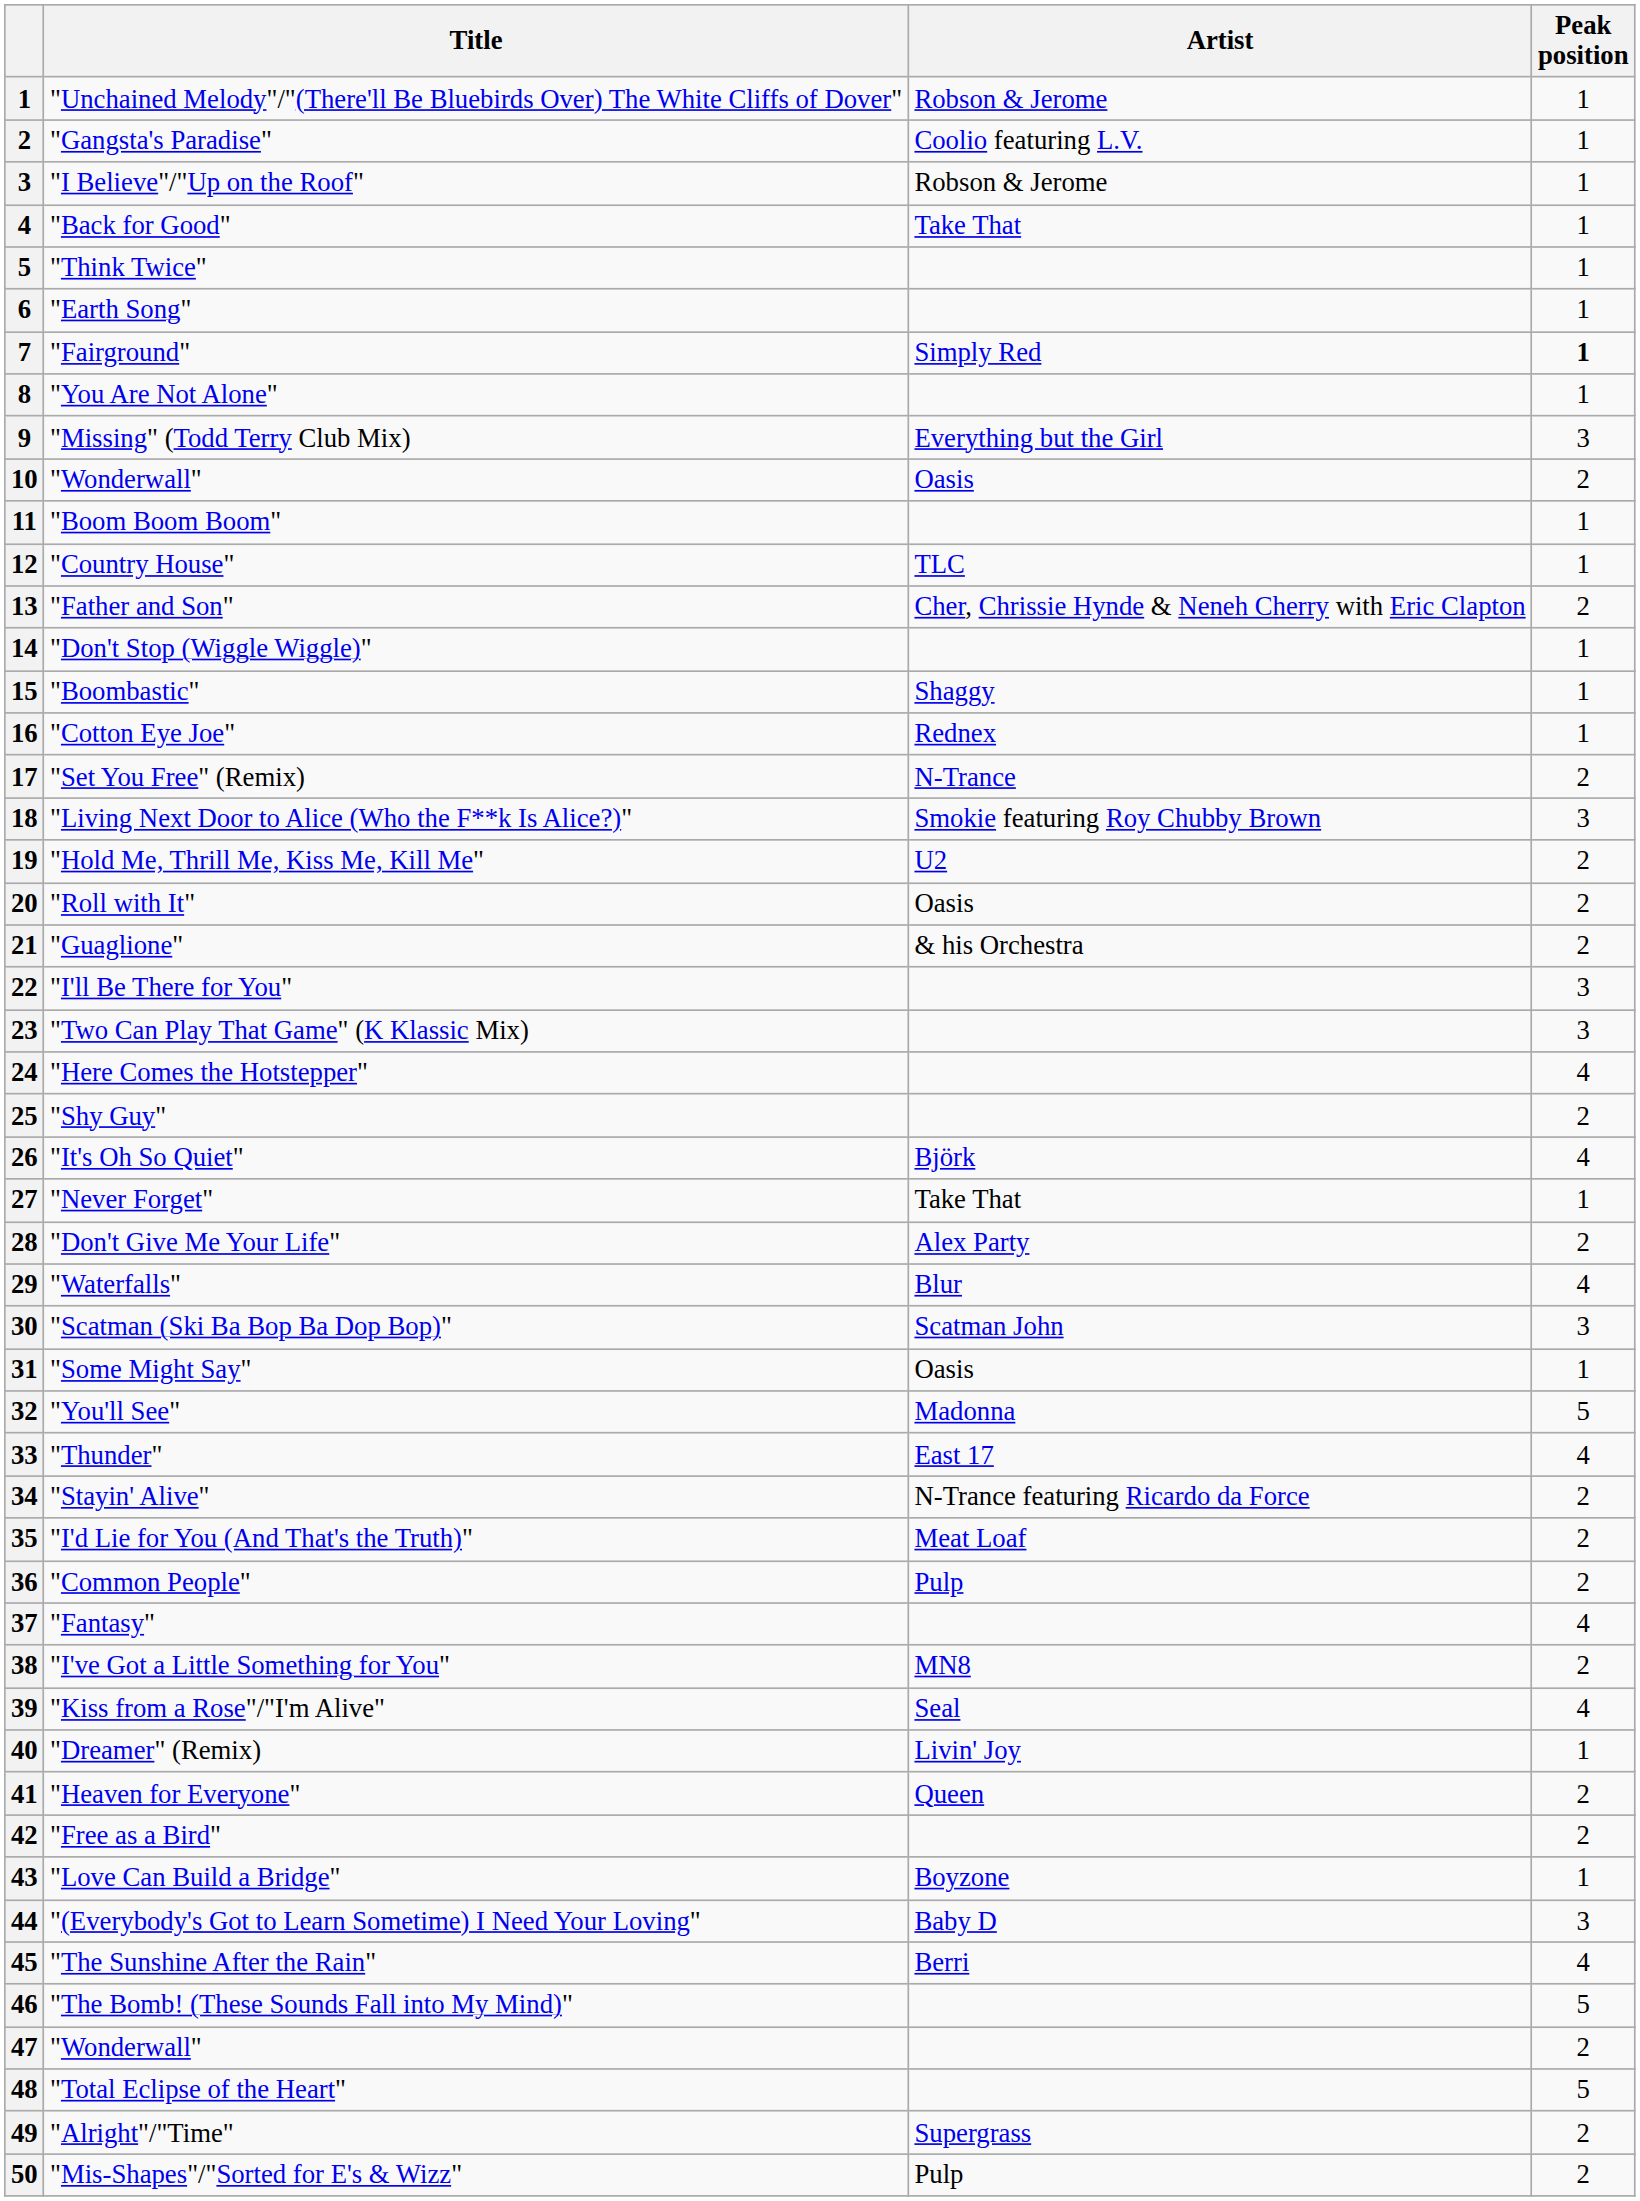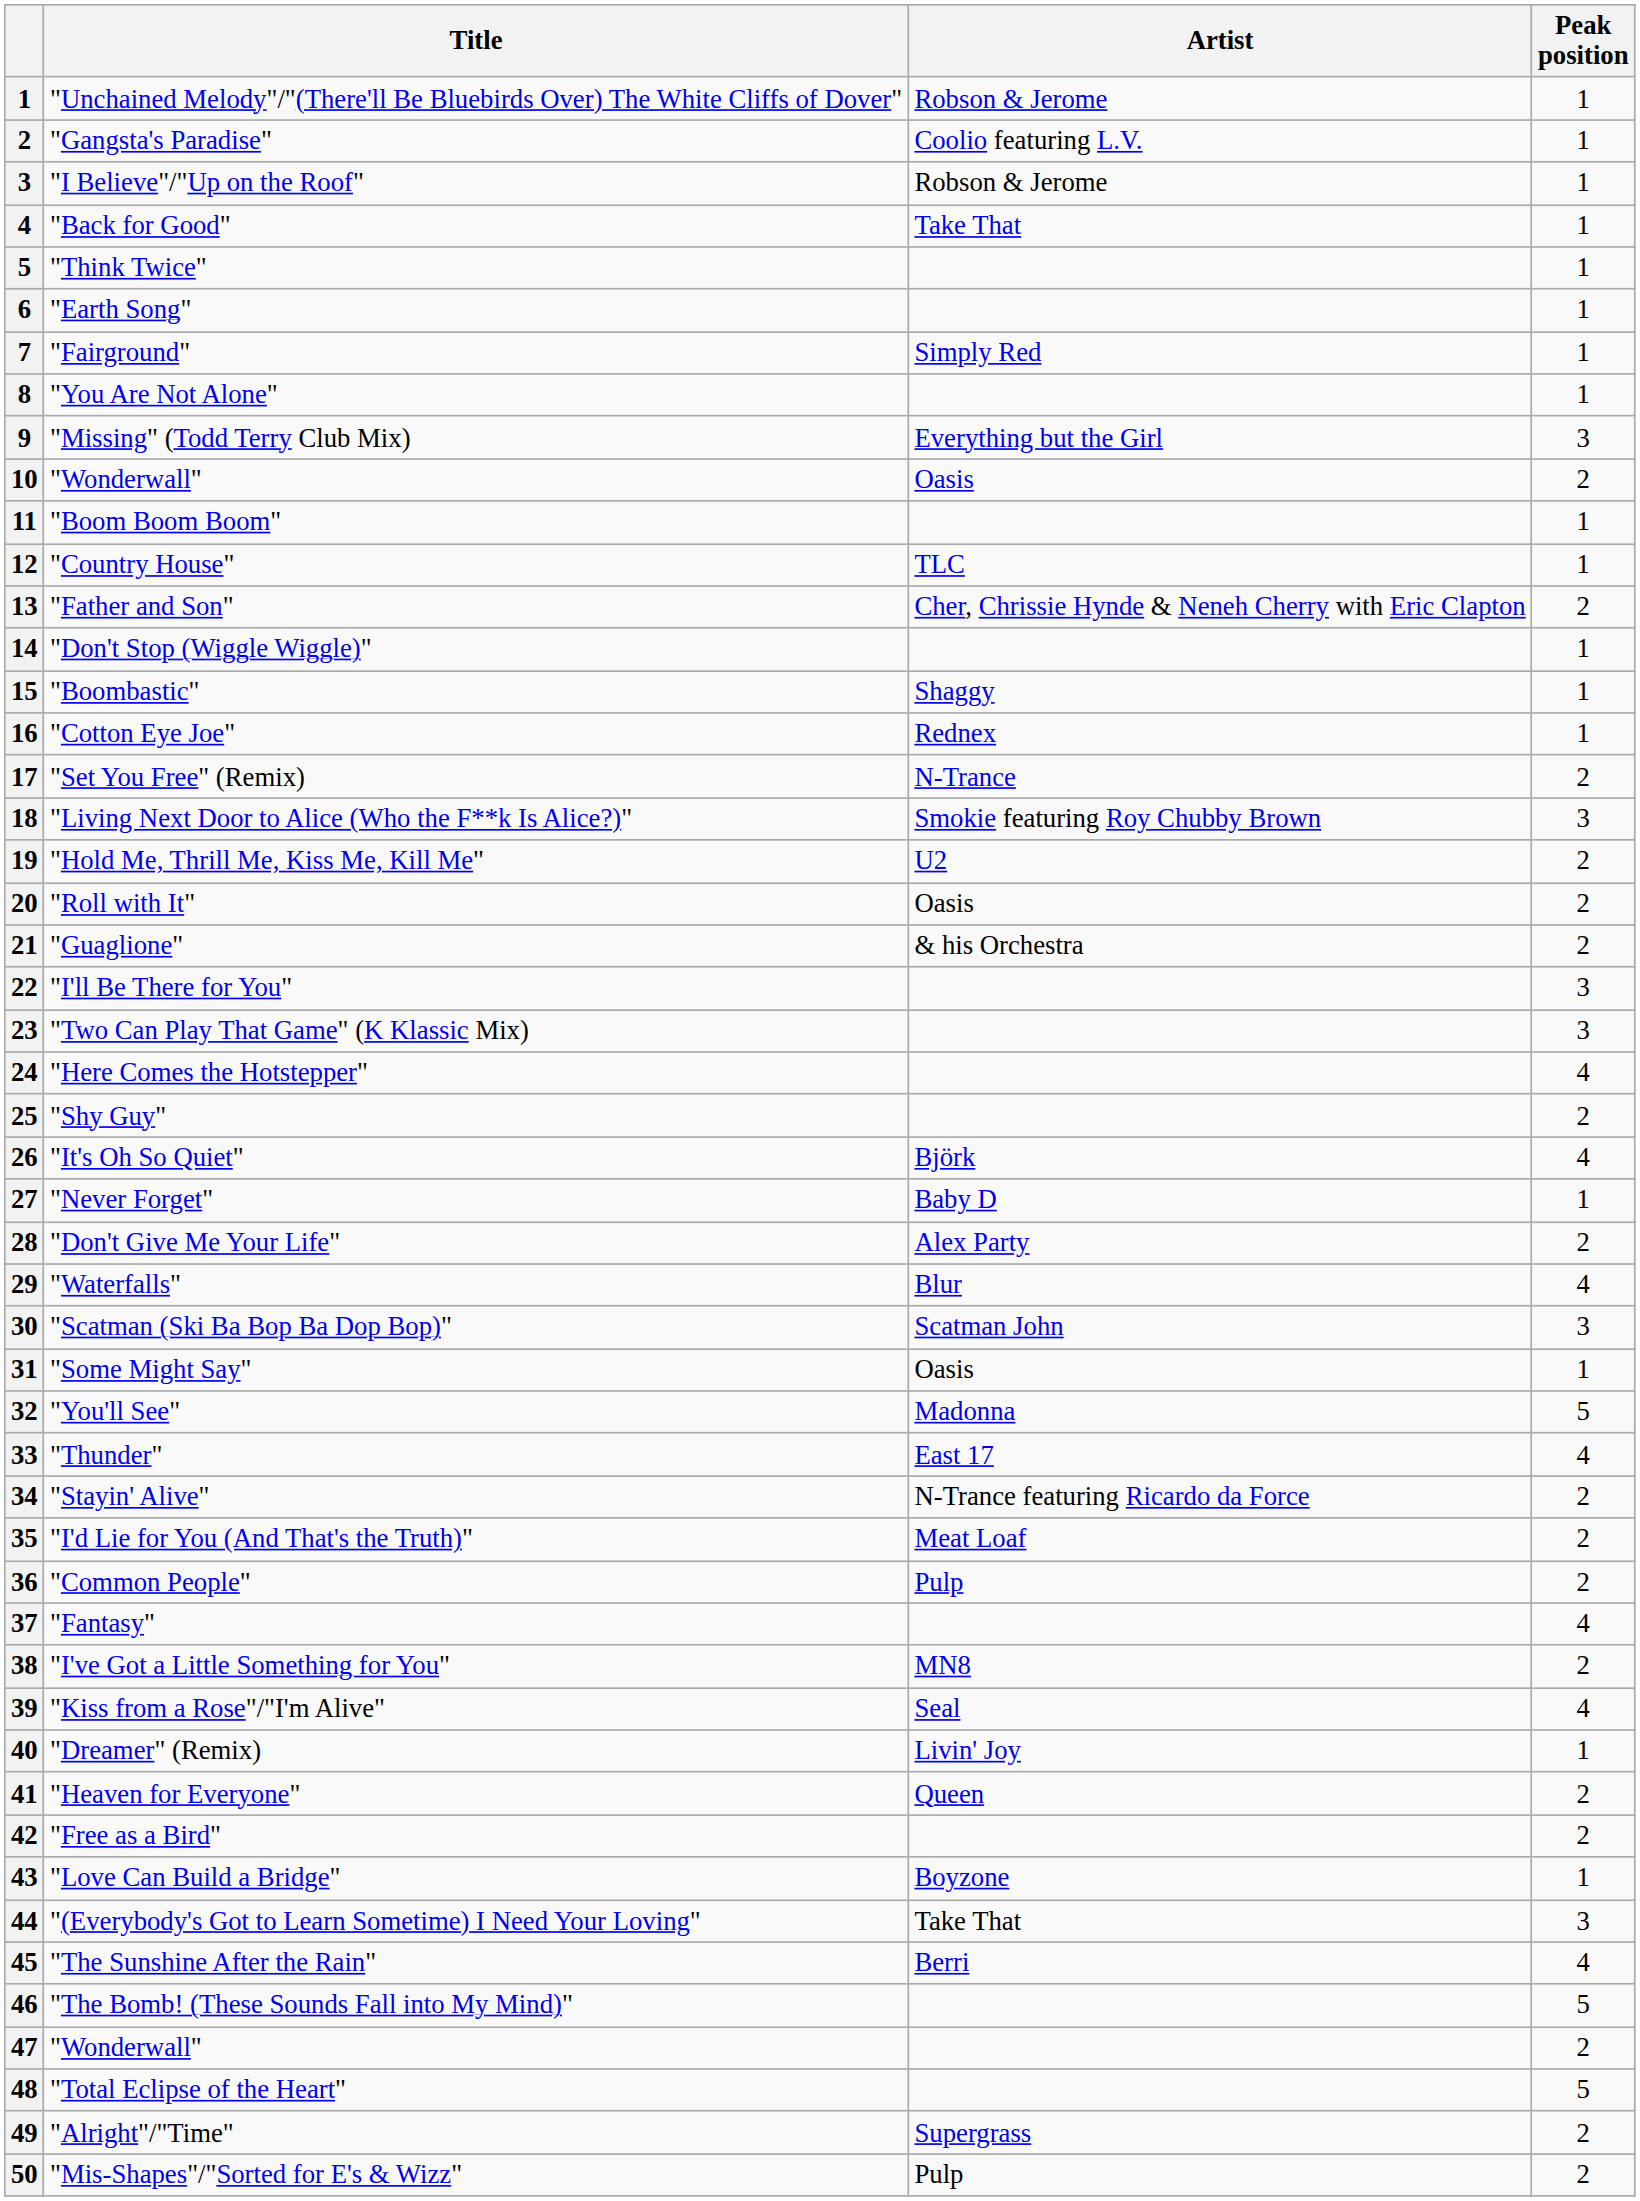(1583, 352) bold -> (1583, 352) normal
(968, 1199) Take That -> (956, 1199) Baby D
(956, 1920) Baby D -> (968, 1920) Take That
